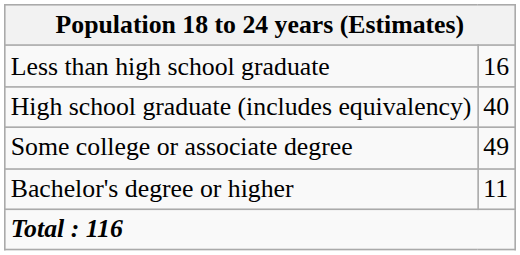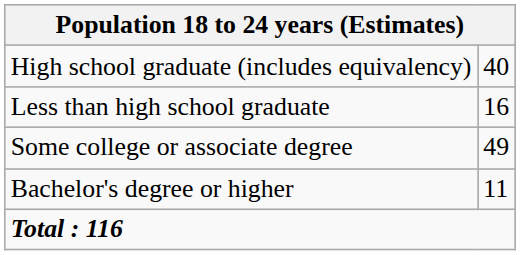rows swapped: (170, 65) <-> (241, 106)
